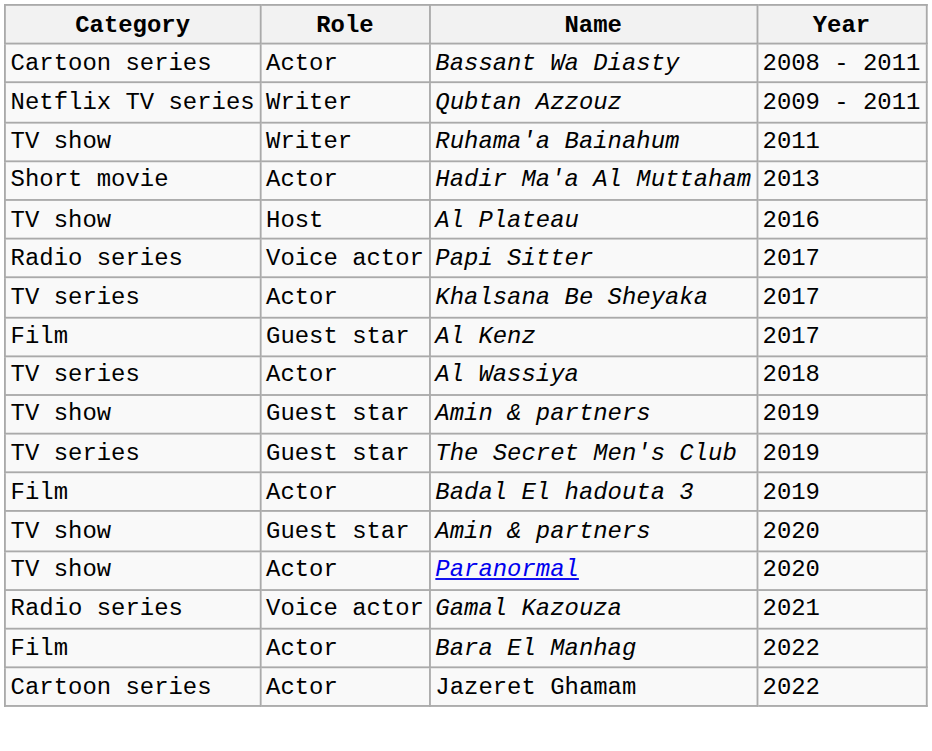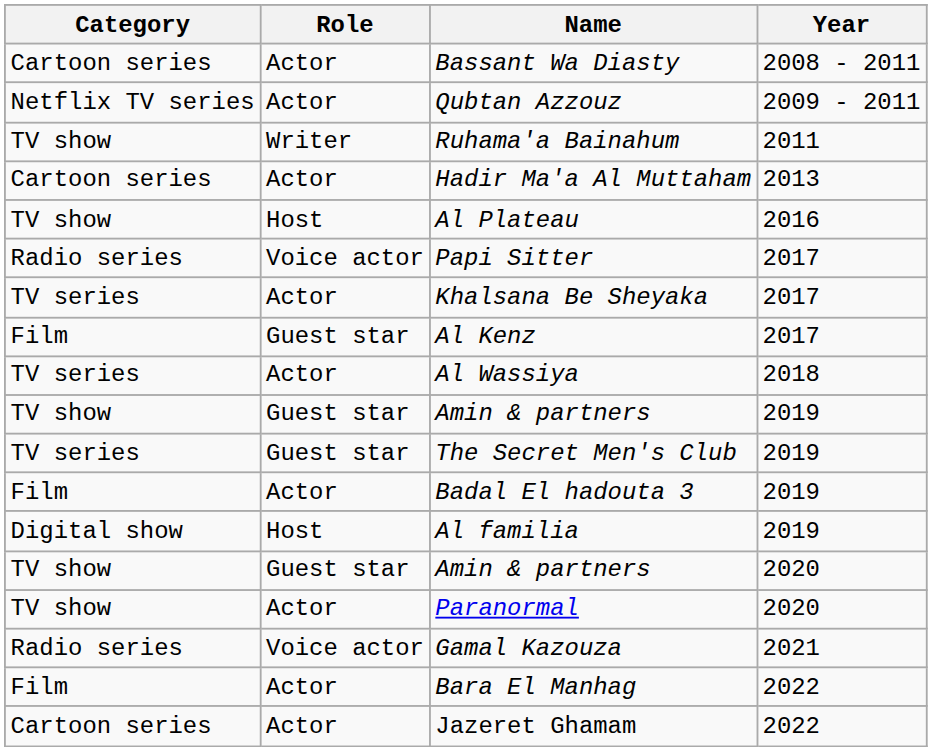(309, 102) Writer -> (302, 102) Actor
(90, 180) Short movie -> (111, 180) Cartoon series
+ row: (507, 531)
